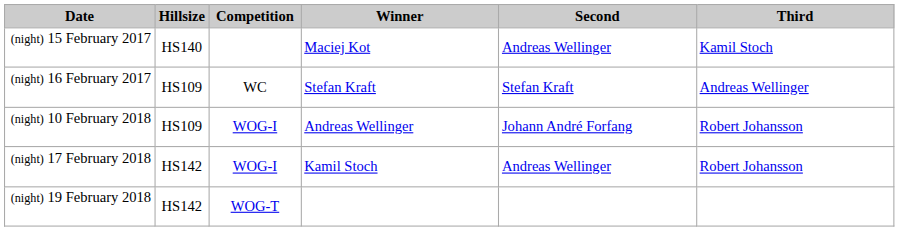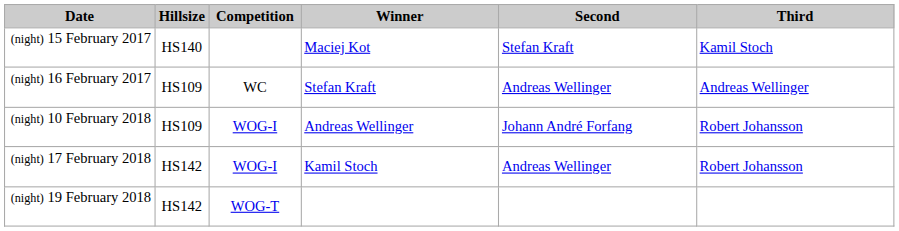(556, 47) Andreas Wellinger -> (538, 47) Stefan Kraft
(538, 87) Stefan Kraft -> (556, 87) Andreas Wellinger
